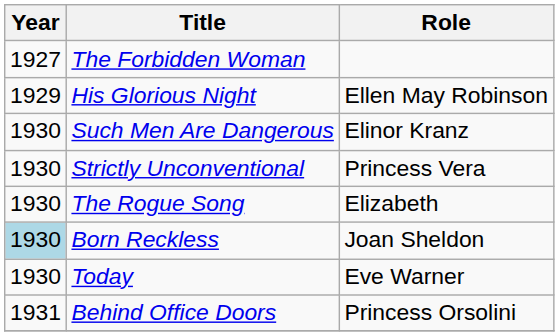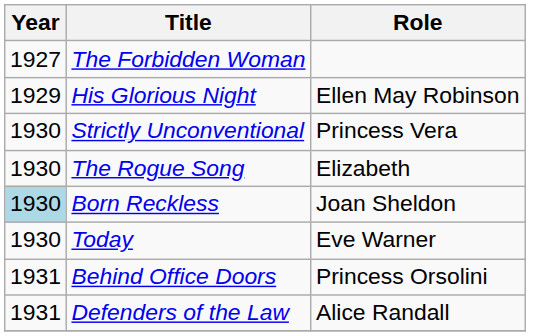- row: (203, 131)
+ row: (180, 312)
